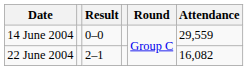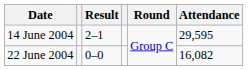(94, 35) 0–0 -> (94, 35) 2–1
(196, 35) 29,559 -> (196, 35) 29,595
(94, 55) 2–1 -> (94, 55) 0–0
